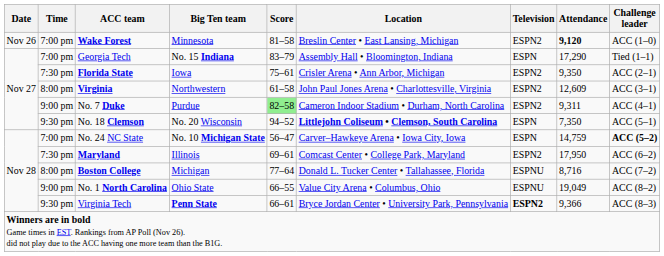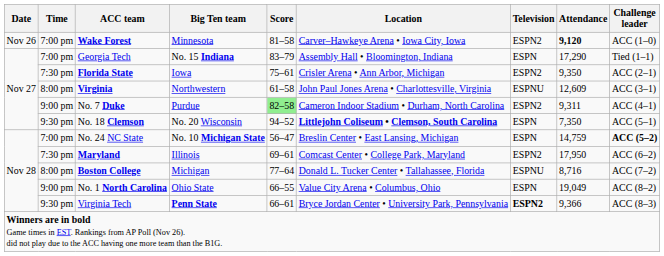(379, 40) Breslin Center • East Lansing, Michigan -> (382, 40) Carver–Hawkeye Arena • Iowa City, Iowa
(527, 89) ESPN2 -> (528, 89) ESPNU
(382, 138) Carver–Hawkeye Arena • Iowa City, Iowa -> (379, 138) Breslin Center • East Lansing, Michigan
(528, 187) ESPNU -> (525, 187) ESPN
